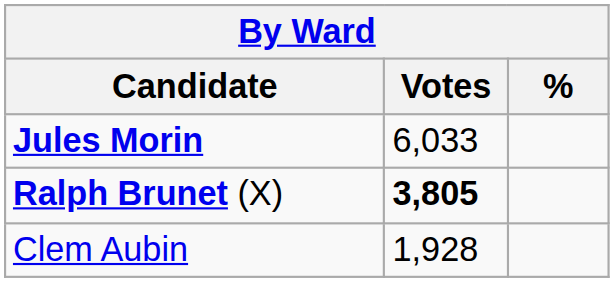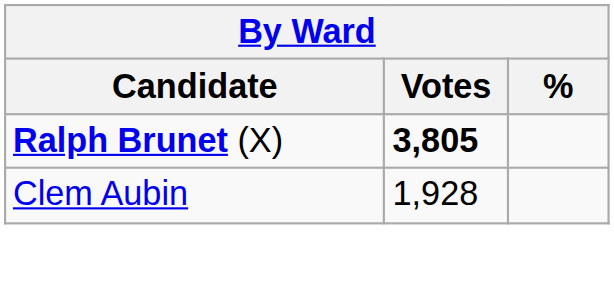- row: (108, 140)
